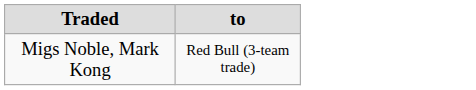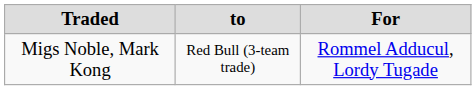+ column: (386, 19)
